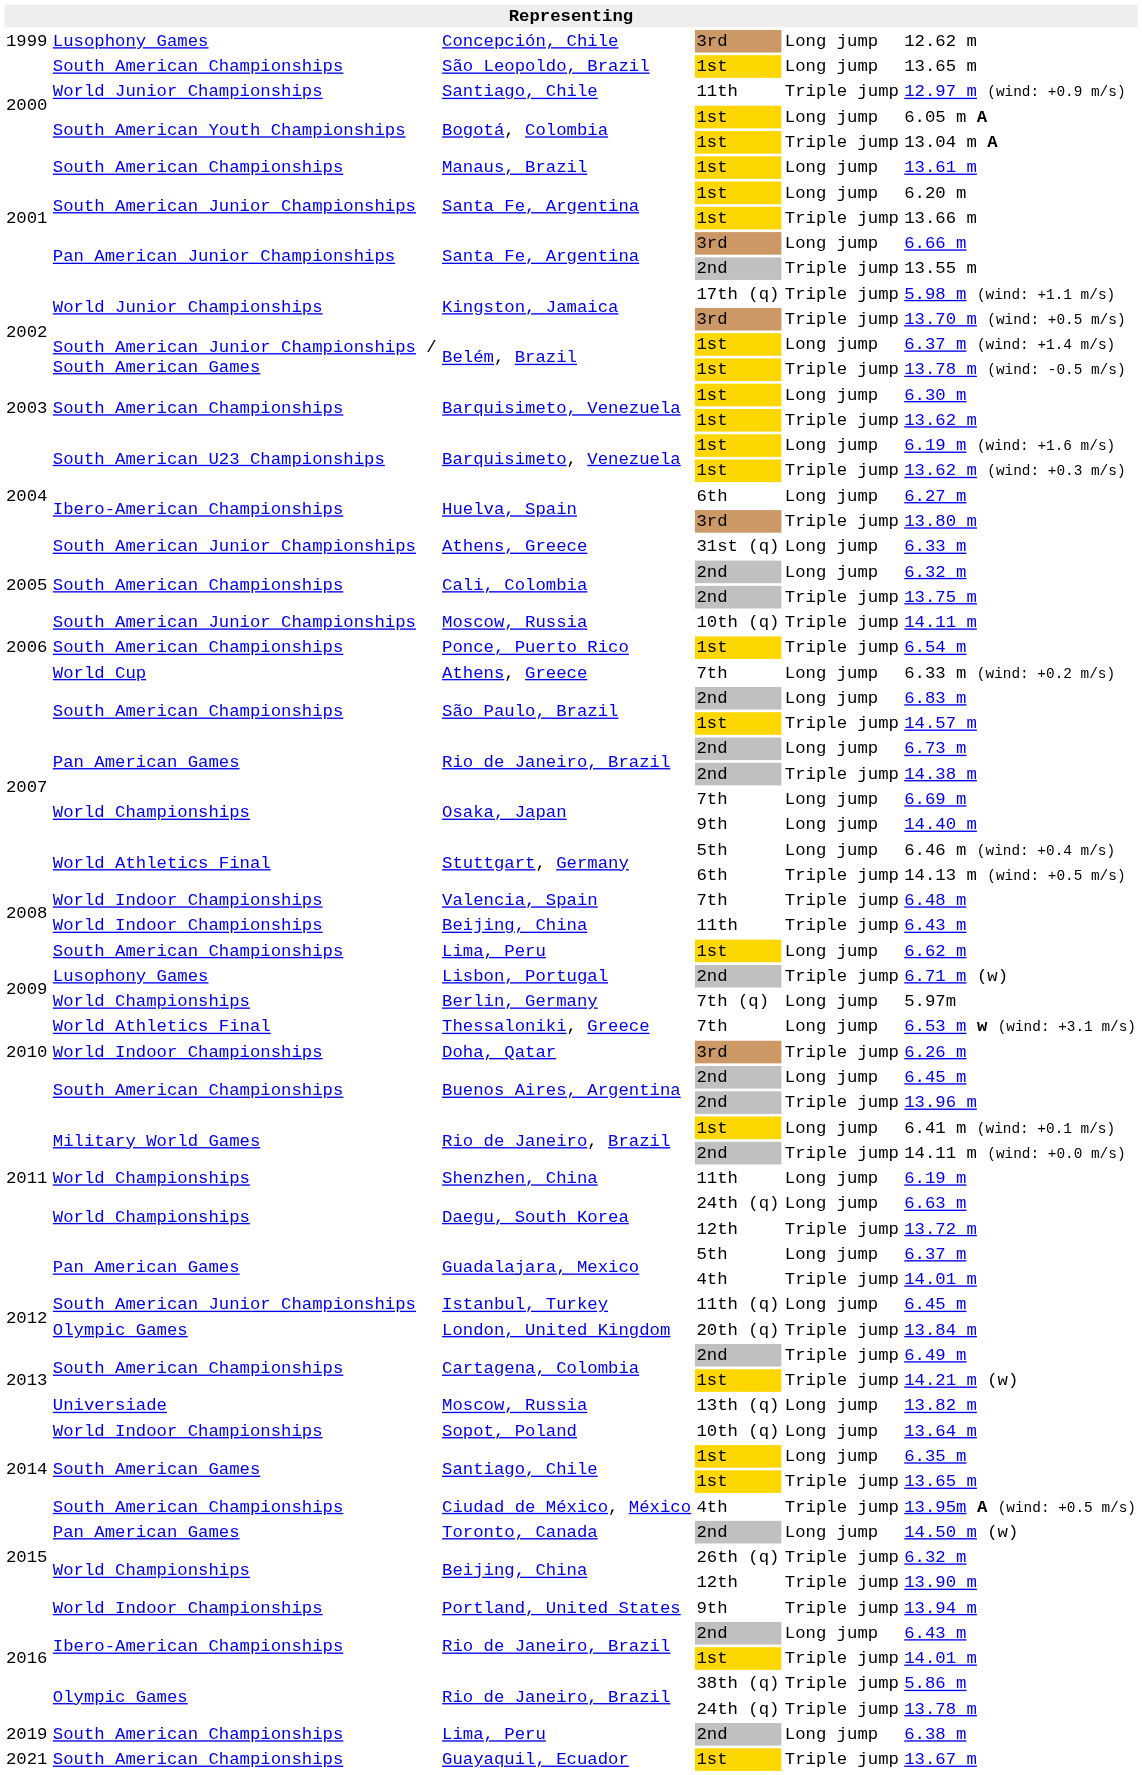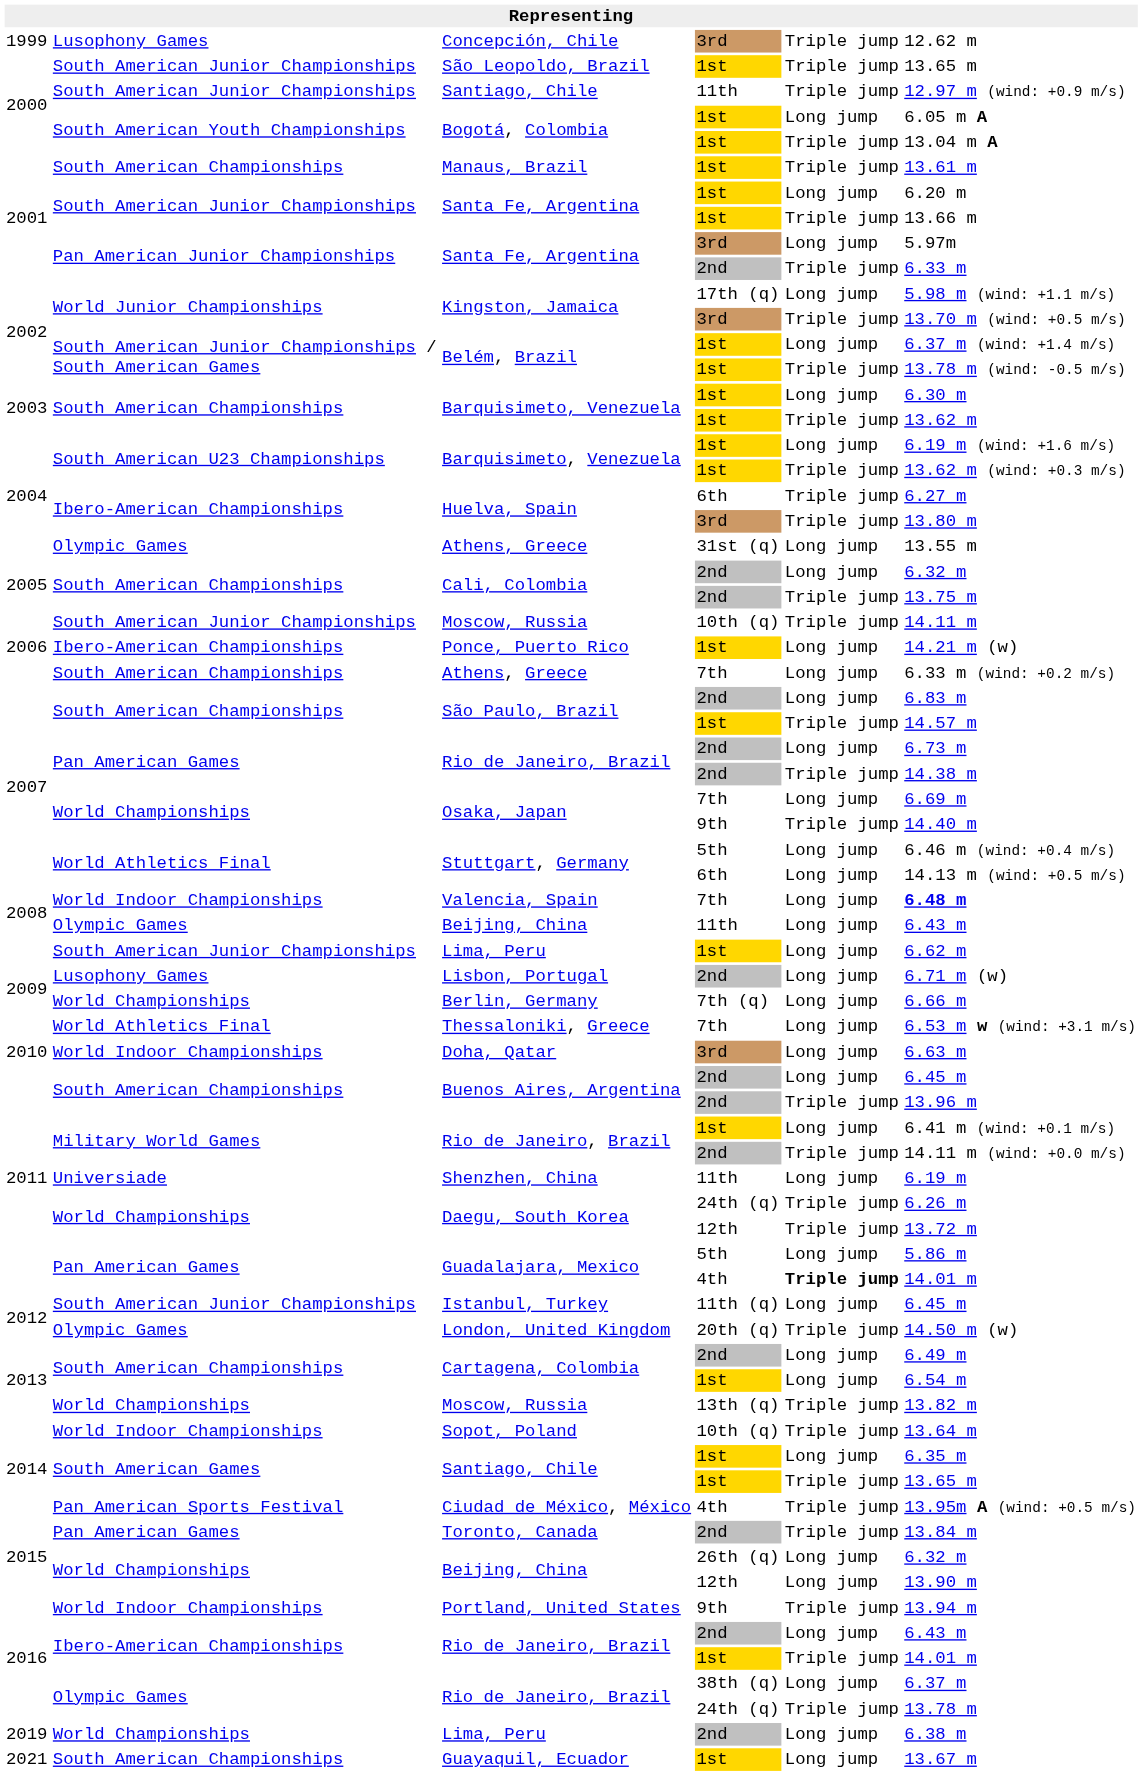(831, 41) Long jump -> (842, 41) Triple jump
(198, 67) South American Championships -> (234, 67) South American Junior Championships
(831, 67) Long jump -> (842, 67) Triple jump
(188, 92) World Junior Championships -> (234, 92) South American Junior Championships
(831, 168) Long jump -> (842, 168) Triple jump
(935, 243) 6.66 m -> (930, 243) 5.97m
(941, 269) 13.55 m -> (935, 269) 6.33 m
(842, 294) Triple jump -> (831, 294) Long jump
(831, 496) Long jump -> (842, 496) Triple jump
(234, 547) South American Junior Championships -> (120, 547) Olympic Games
(935, 547) 6.33 m -> (941, 547) 13.55 m
(198, 648) South American Championships -> (198, 648) Ibero-American Championships
(842, 648) Triple jump -> (831, 648) Long jump
(935, 648) 6.54 m -> (961, 648) 14.21 m (w)
(100, 673) World Cup -> (198, 673) South American Championships
(831, 825) Long jump -> (842, 825) Triple jump
(842, 875) Triple jump -> (831, 875) Long jump
(842, 900) Triple jump -> (831, 900) Long jump
(935, 900) normal -> (935, 900) bold
(188, 926) World Indoor Championships -> (120, 926) Olympic Games
(842, 926) Triple jump -> (831, 926) Long jump
(198, 951) South American Championships -> (234, 951) South American Junior Championships
(842, 976) Triple jump -> (831, 976) Long jump
(930, 1001) 5.97m -> (935, 1001) 6.66 m
(842, 1052) Triple jump -> (831, 1052) Long jump
(935, 1052) 6.26 m -> (935, 1052) 6.63 m
(151, 1178) World Championships -> (110, 1178) Universiade
(831, 1204) Long jump -> (842, 1204) Triple jump
(935, 1204) 6.63 m -> (935, 1204) 6.26 m
(935, 1254) 6.37 m -> (935, 1254) 5.86 m
(842, 1279) normal -> (842, 1279) bold
(941, 1330) 13.84 m -> (961, 1330) 14.50 m (w)
(842, 1355) Triple jump -> (831, 1355) Long jump
(842, 1381) Triple jump -> (831, 1381) Long jump
(961, 1381) 14.21 m (w) -> (935, 1381) 6.54 m
(110, 1406) Universiade -> (151, 1406) World Championships
(831, 1406) Long jump -> (842, 1406) Triple jump
(831, 1431) Long jump -> (842, 1431) Triple jump
(198, 1507) South American Championships -> (198, 1507) Pan American Sports Festival
(831, 1532) Long jump -> (842, 1532) Triple jump
(961, 1532) 14.50 m (w) -> (941, 1532) 13.84 m
(842, 1557) Triple jump -> (831, 1557) Long jump
(842, 1583) Triple jump -> (831, 1583) Long jump
(842, 1684) Triple jump -> (831, 1684) Long jump
(935, 1684) 5.86 m -> (935, 1684) 6.37 m
(198, 1734) South American Championships -> (151, 1734) World Championships
(842, 1760) Triple jump -> (831, 1760) Long jump
